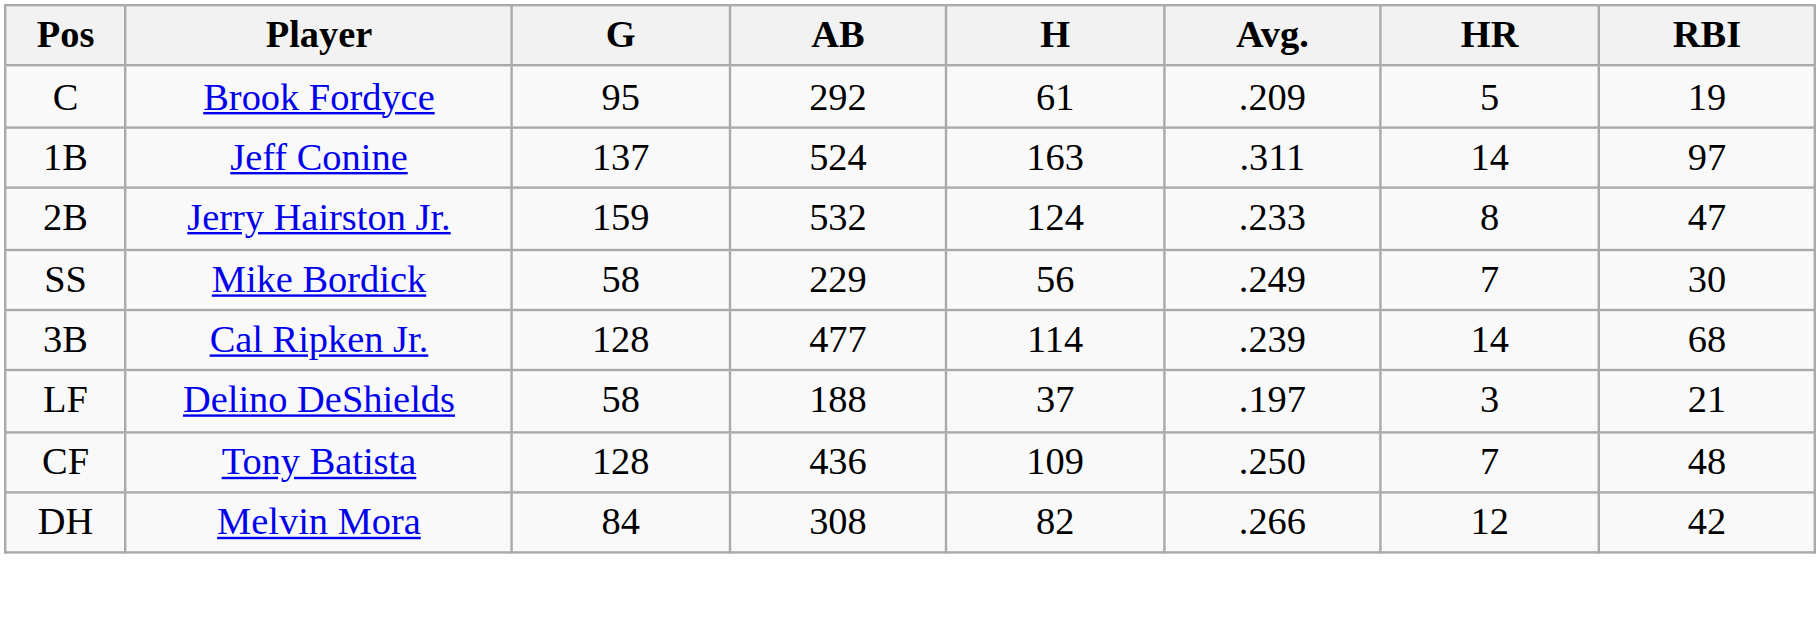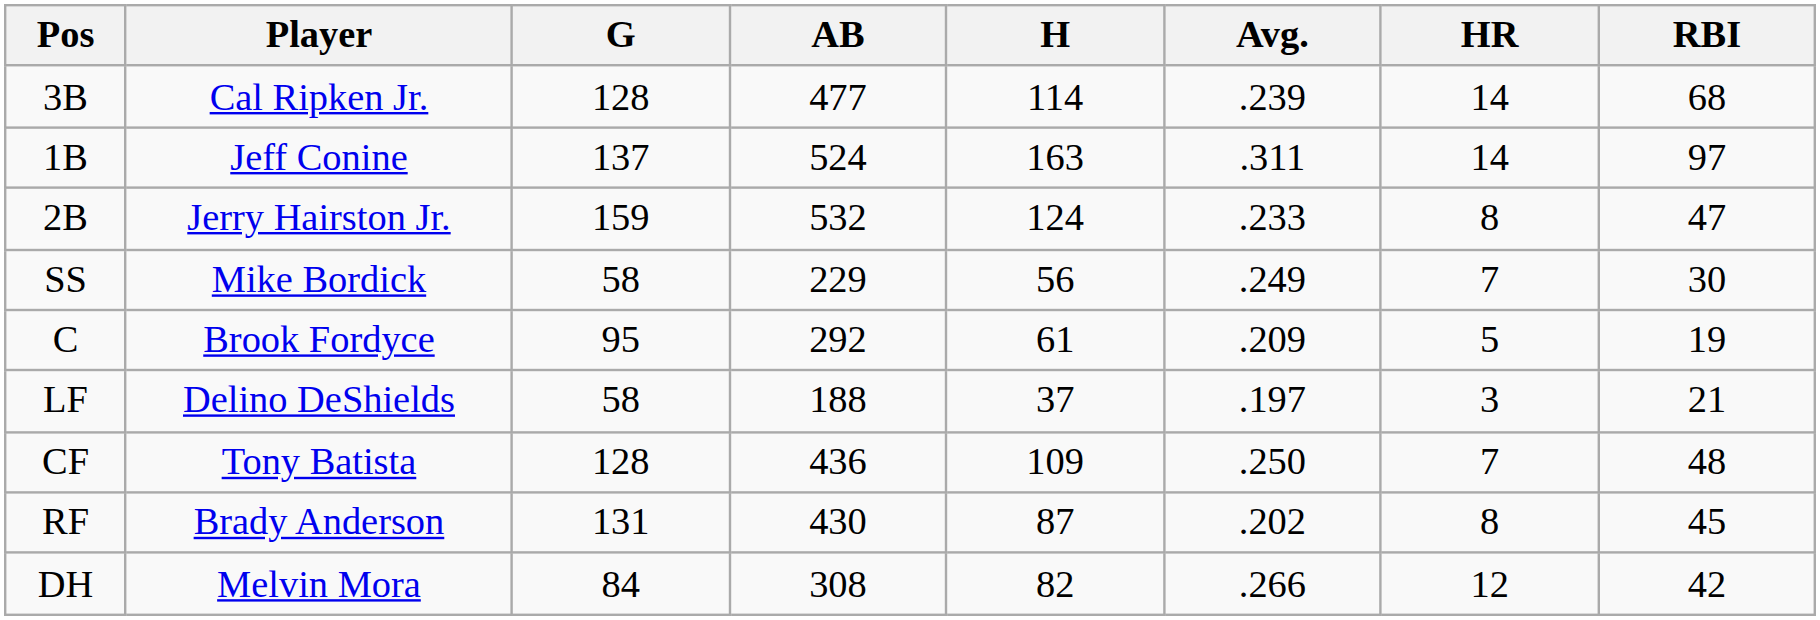rows swapped: (66, 95) <-> (66, 339)
+ row: (66, 522)
